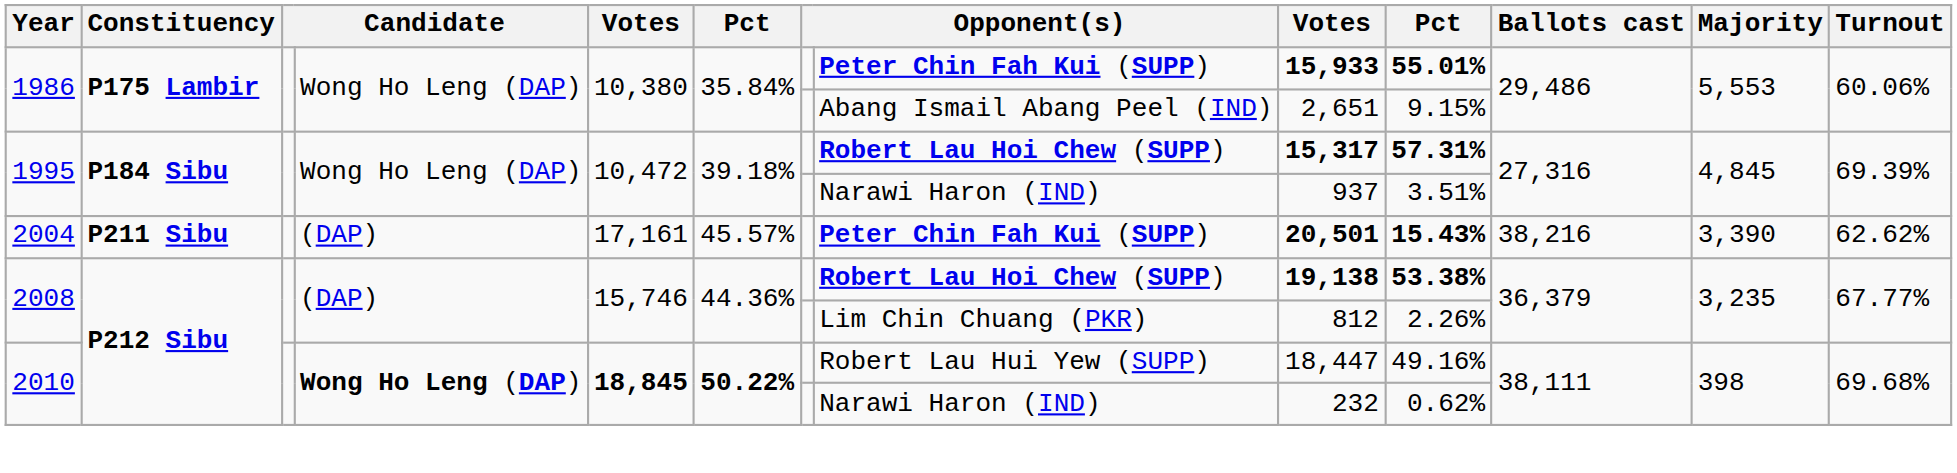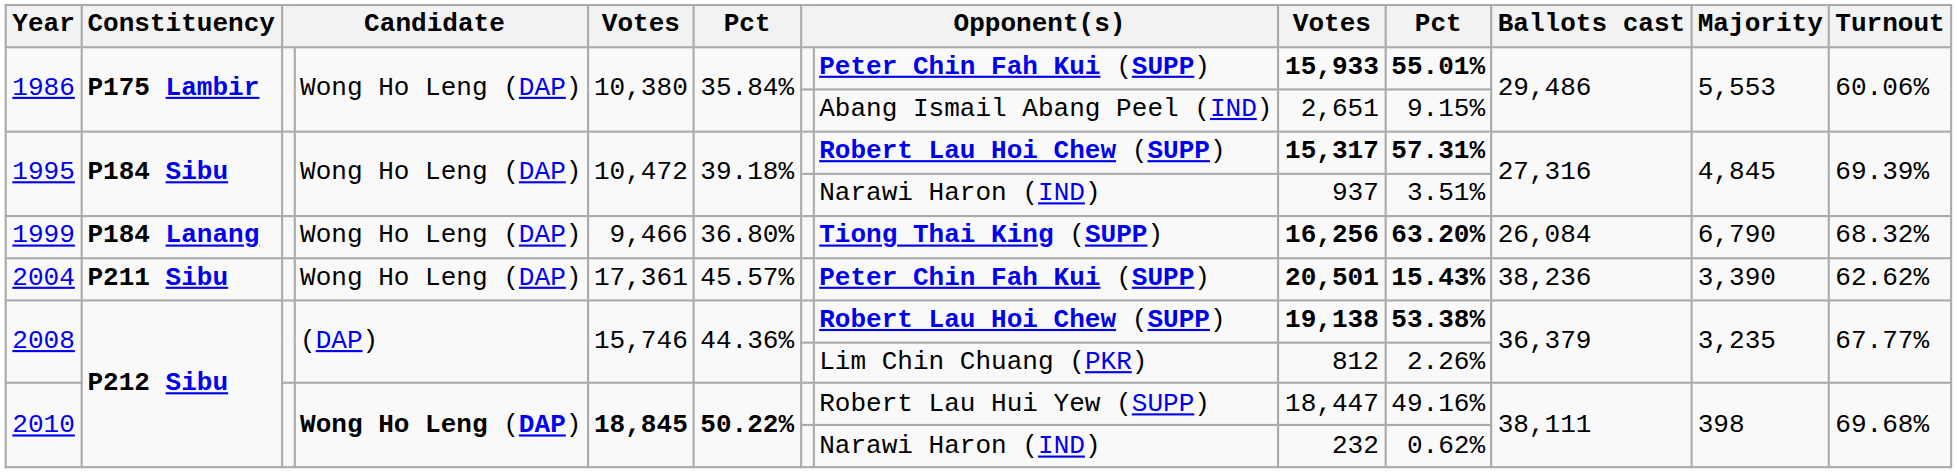+ row: (44, 236)
(339, 236) (DAP) -> (441, 278) Wong Ho Leng (DAP)
(641, 236) 17,161 -> (641, 278) 17,361
(1545, 236) 38,216 -> (1545, 278) 38,236
